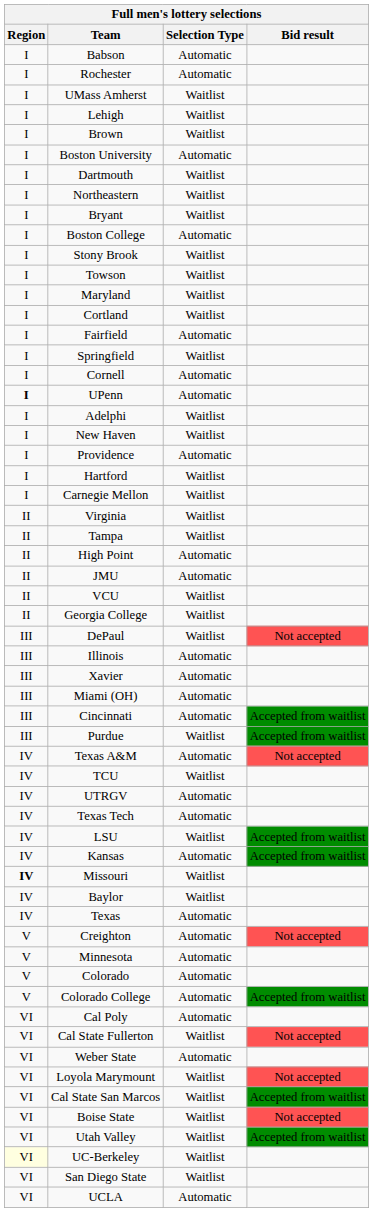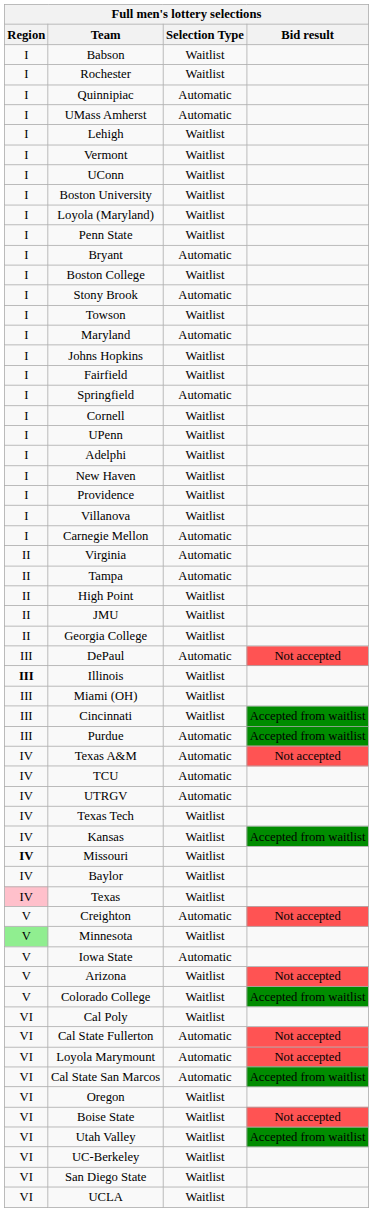(205, 54) Automatic -> (205, 54) Waitlist
(205, 74) Automatic -> (205, 74) Waitlist
+ row: (106, 94)
(205, 94) Waitlist -> (205, 114) Automatic
+ row: (106, 154)
+ row: (106, 174)
- row: (106, 134)
(205, 154) Automatic -> (205, 194) Waitlist
+ row: (106, 214)
+ row: (106, 235)
- row: (106, 174)
- row: (106, 194)
(205, 214) Waitlist -> (205, 255) Automatic
(205, 235) Automatic -> (205, 275) Waitlist
(205, 255) Waitlist -> (205, 295) Automatic
(205, 295) Waitlist -> (205, 335) Automatic
- row: (106, 315)
+ row: (106, 355)
(205, 335) Automatic -> (205, 375) Waitlist
(205, 355) Waitlist -> (205, 395) Automatic
(205, 375) Automatic -> (205, 415) Waitlist
(26, 395) bold -> (26, 435) normal
(205, 395) Automatic -> (205, 435) Waitlist
(205, 455) Automatic -> (205, 495) Waitlist
- row: (106, 475)
+ row: (106, 515)
(205, 495) Waitlist -> (205, 535) Automatic
(205, 515) Waitlist -> (205, 555) Automatic
(205, 535) Waitlist -> (205, 575) Automatic
(205, 555) Automatic -> (205, 595) Waitlist
(205, 575) Automatic -> (205, 615) Waitlist
- row: (106, 595)
(205, 635) Waitlist -> (205, 656) Automatic
(26, 656) normal -> (26, 676) bold
(205, 656) Automatic -> (205, 676) Waitlist
- row: (106, 676)
(205, 696) Automatic -> (205, 696) Waitlist
(205, 716) Automatic -> (205, 716) Waitlist
(205, 736) Waitlist -> (205, 736) Automatic
(205, 776) Waitlist -> (205, 776) Automatic
(205, 816) Automatic -> (205, 816) Waitlist
- row: (106, 836)
(205, 856) Automatic -> (205, 836) Waitlist
(26, 916) no background -> (26, 896) pink background
(205, 916) Automatic -> (205, 896) Waitlist
(26, 956) no background -> (26, 936) lightgreen background
(205, 956) Automatic -> (205, 936) Waitlist
- row: (106, 976)
+ row: (106, 956)
+ row: (106, 976)
(205, 996) Automatic -> (205, 996) Waitlist
(205, 1016) Automatic -> (205, 1016) Waitlist
(205, 1036) Waitlist -> (205, 1036) Automatic
- row: (106, 1056)
(205, 1076) Waitlist -> (205, 1056) Automatic
(205, 1097) Waitlist -> (205, 1076) Automatic
+ row: (106, 1097)
(26, 1157) lightyellow background -> (26, 1157) no background
(205, 1197) Automatic -> (205, 1197) Waitlist
